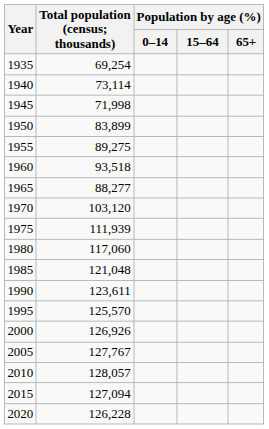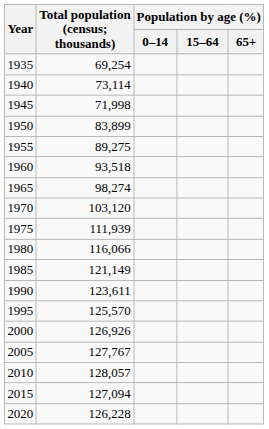(113, 187) 88,277 -> (113, 187) 98,274
(110, 249) 117,060 -> (110, 249) 116,066
(110, 270) 121,048 -> (110, 270) 121,149
